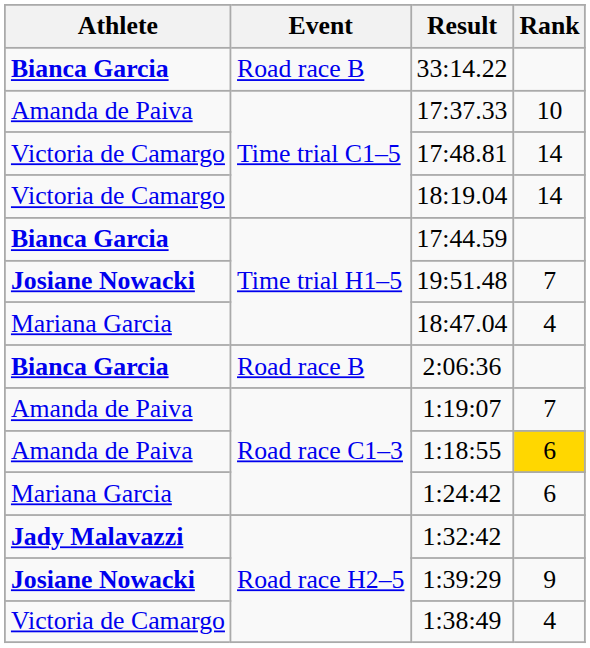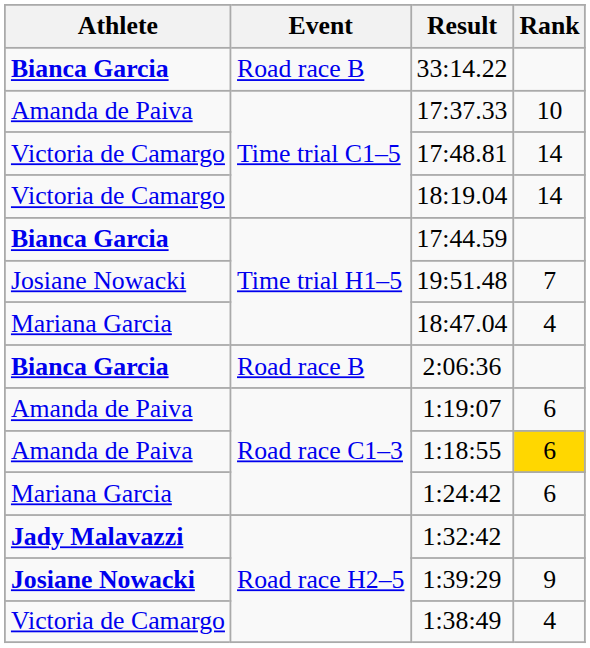(103, 281) bold -> (99, 281) normal
(550, 408) 7 -> (550, 408) 6
